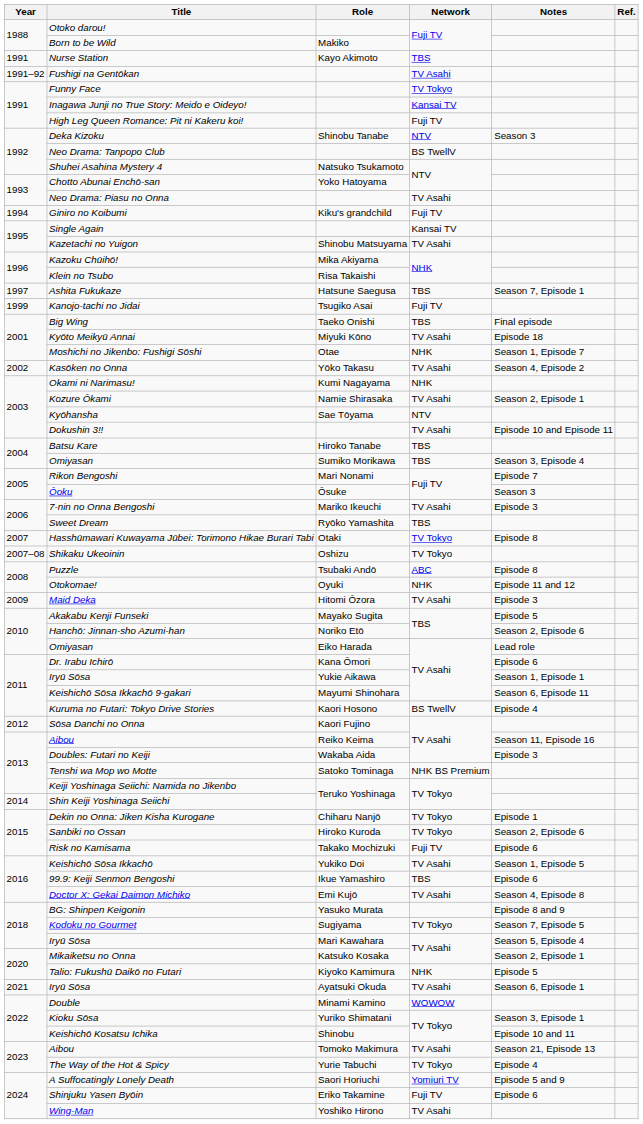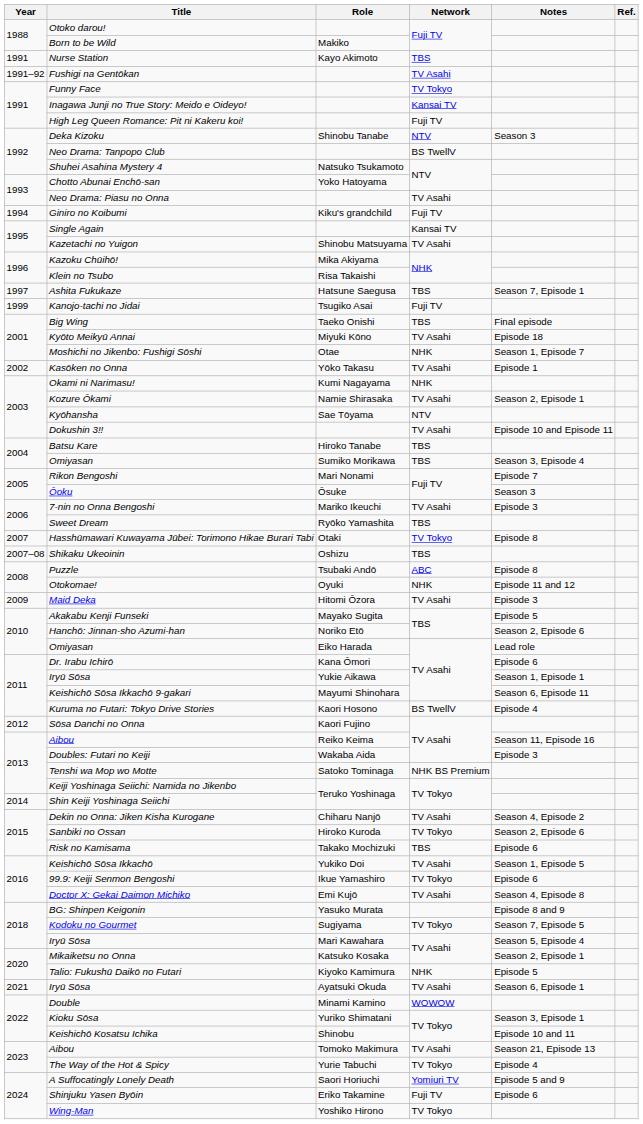(539, 368) Season 4, Episode 2 -> (516, 368) Episode 1
(432, 553) TV Tokyo -> (421, 553) TBS
(432, 817) TV Tokyo -> (431, 817) TV Asahi
(516, 817) Episode 1 -> (539, 817) Season 4, Episode 2
(427, 848) Fuji TV -> (421, 848) TBS
(421, 879) TBS -> (432, 879) TV Tokyo
(431, 1111) TV Asahi -> (432, 1111) TV Tokyo
